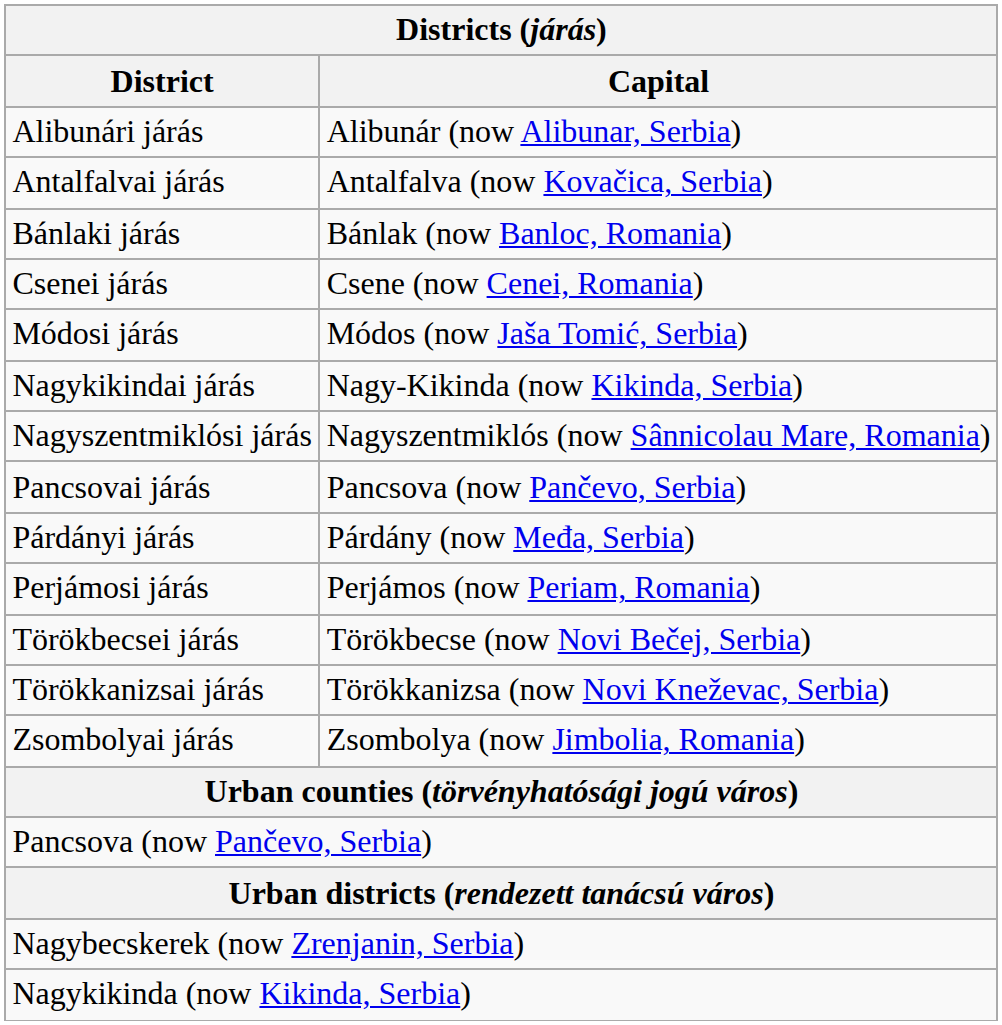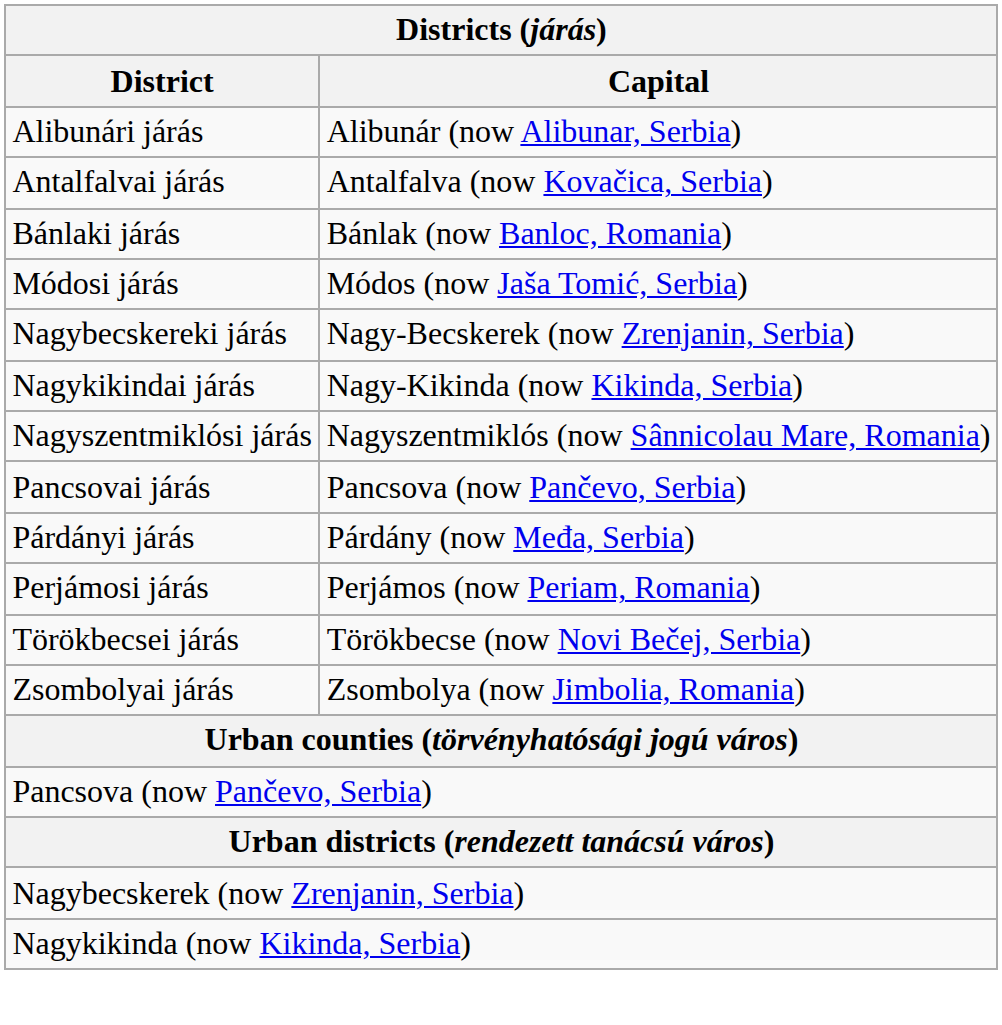- row: (90, 283)
+ row: (150, 334)
- row: (138, 689)
